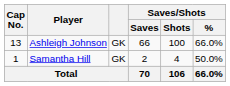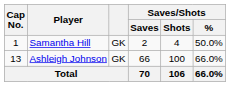rows swapped: (60, 58) <-> (68, 43)
